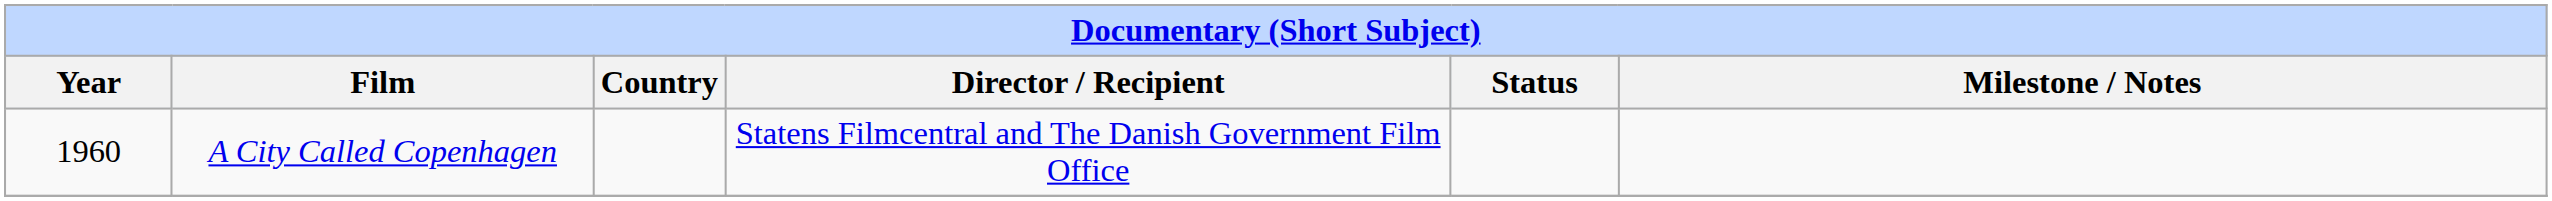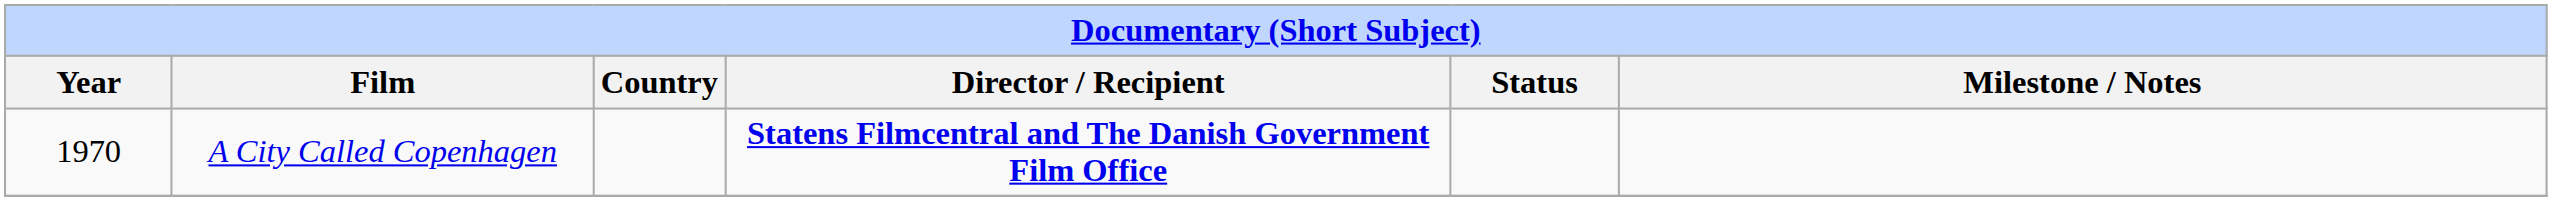(89, 151) 1960 -> (89, 151) 1970
(1088, 151) normal -> (1088, 151) bold
